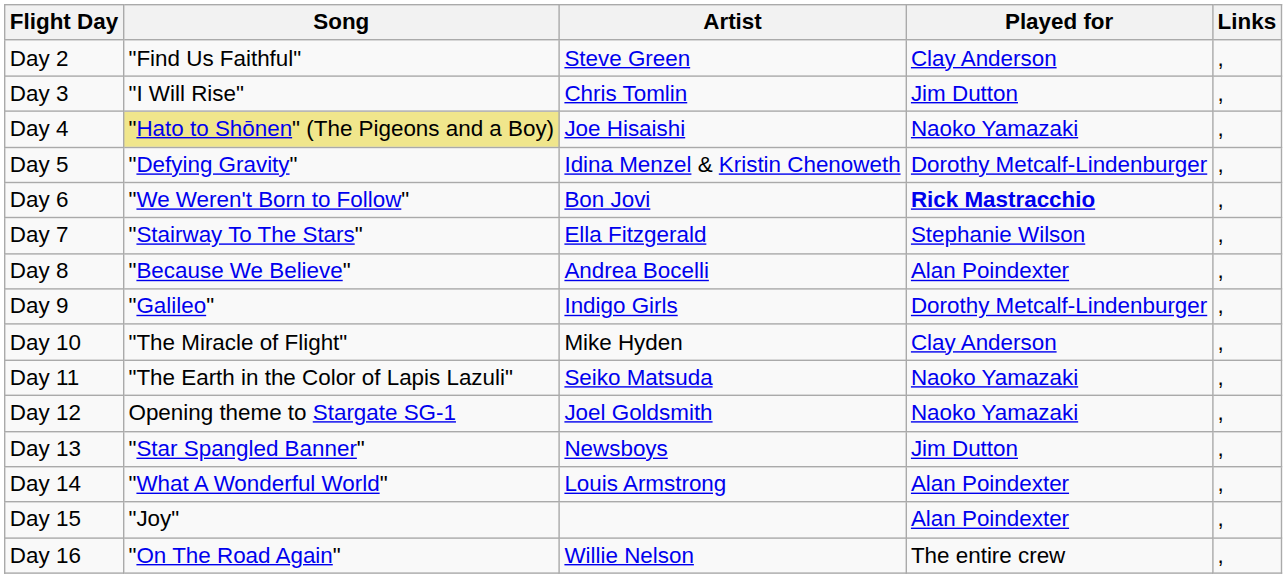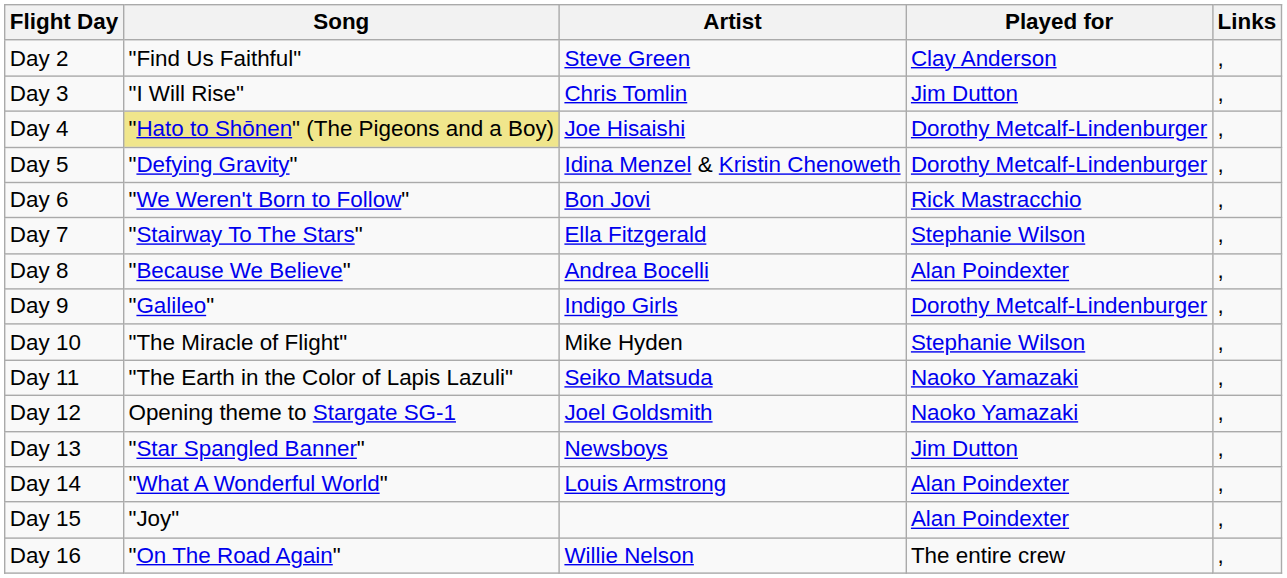(995, 128) Naoko Yamazaki -> (1059, 128) Dorothy Metcalf-Lindenburger
(1003, 199) bold -> (996, 199) normal
(984, 341) Clay Anderson -> (998, 341) Stephanie Wilson
